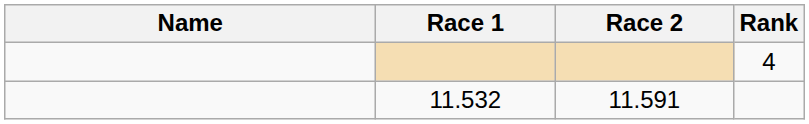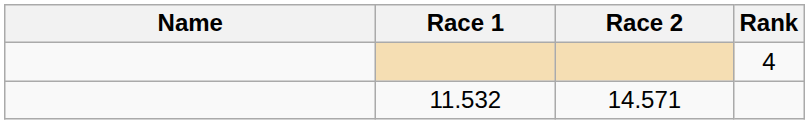(644, 99) 11.591 -> (644, 99) 14.571
